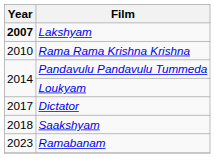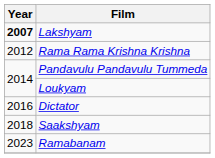(20, 51) 2010 -> (20, 51) 2012
(20, 106) 2017 -> (20, 106) 2016
